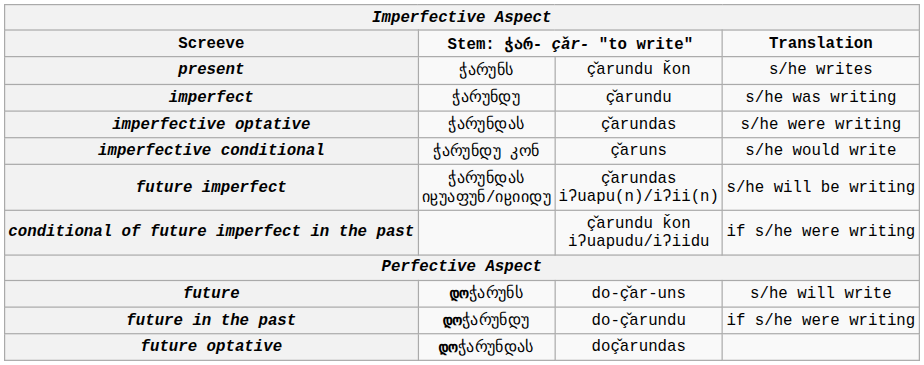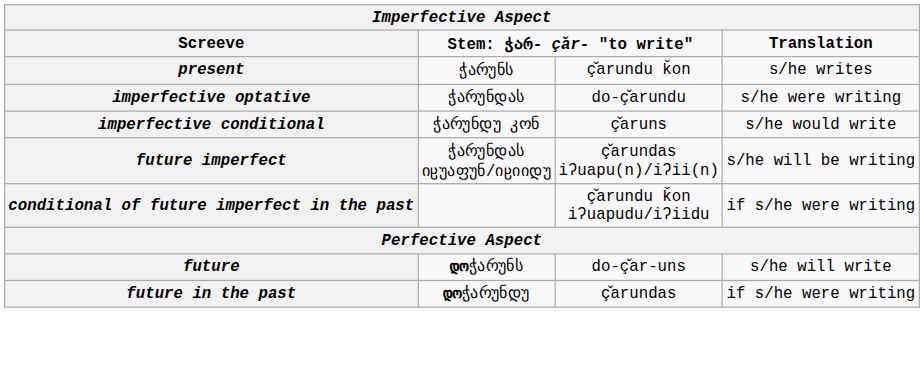- row: (211, 97)
(639, 124) ç̌arundas -> (639, 97) do-ç̌arundu
(639, 320) do-ç̌arundu -> (639, 294) ç̌arundas
- row: (211, 347)
